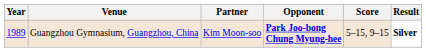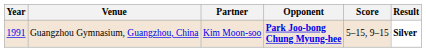(16, 34) 1989 -> (16, 34) 1991
